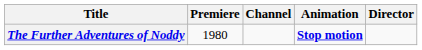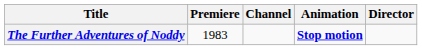(215, 34) 1980 -> (215, 34) 1983
